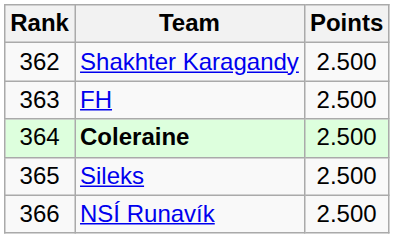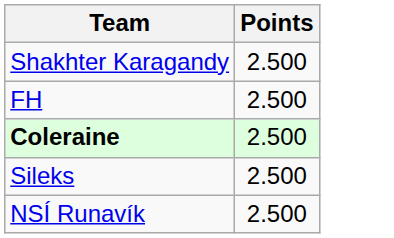- column: (40, 23)
